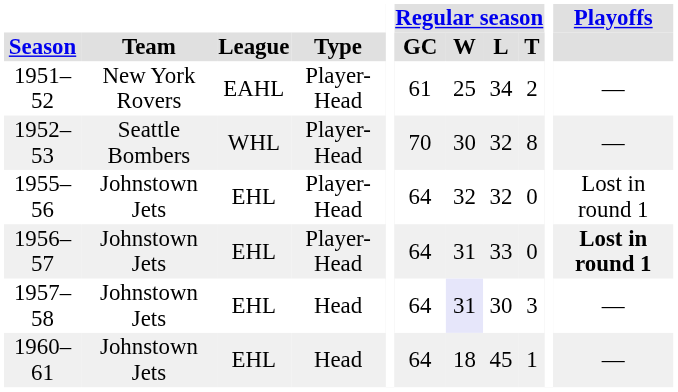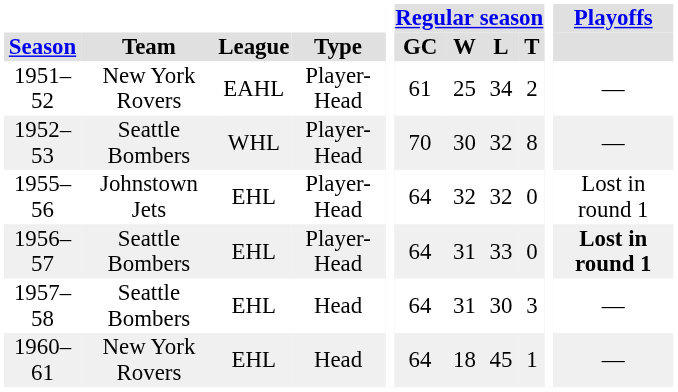(149, 251) Johnstown Jets -> (149, 251) Seattle Bombers
(149, 305) Johnstown Jets -> (149, 305) Seattle Bombers
(465, 305) lavender background -> (465, 305) no background
(149, 359) Johnstown Jets -> (149, 359) New York Rovers
